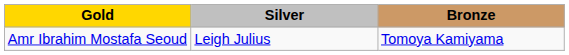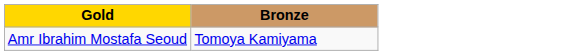- column: (284, 15)
